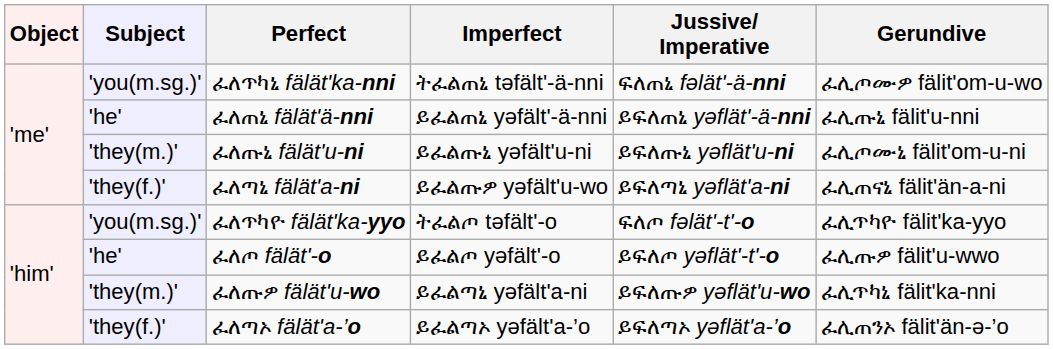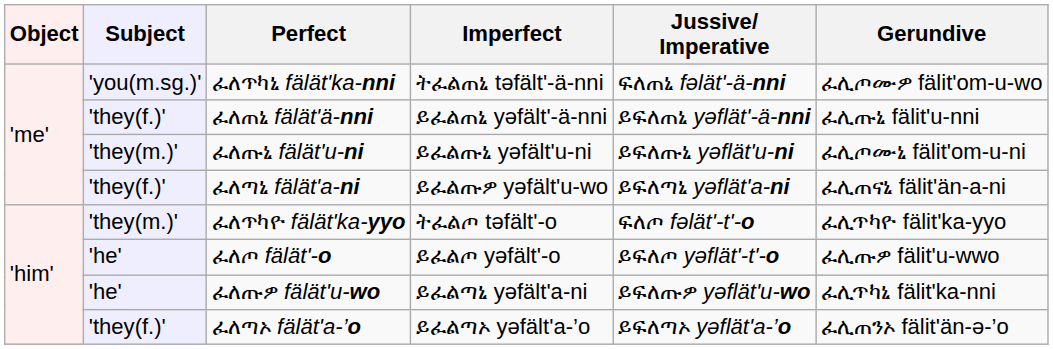(105, 116) 'he' -> (127, 116) 'they(f.)'
(145, 221) 'you(m.sg.)' -> (133, 221) 'they(m.)'
(133, 291) 'they(m.)' -> (105, 291) 'he'
